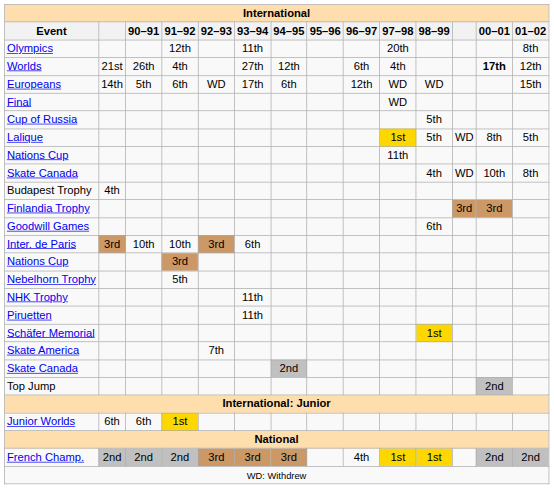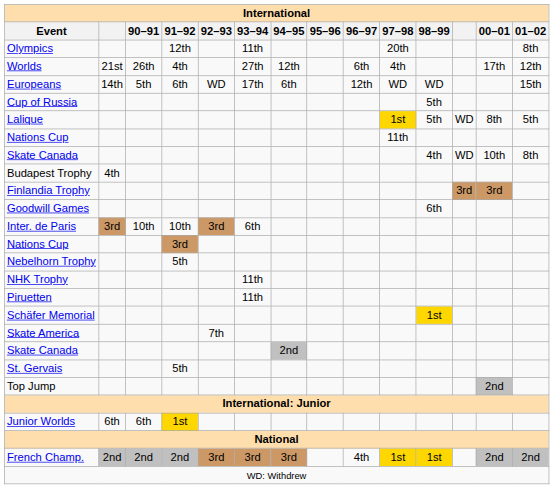(494, 66) bold -> (494, 66) normal
- row: (19, 102)
+ row: (35, 368)
